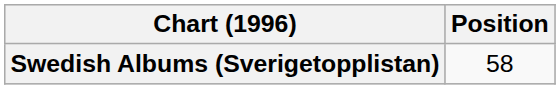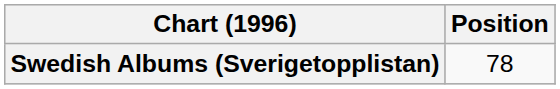(500, 63) 58 -> (500, 63) 78
